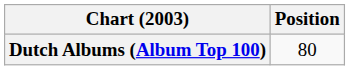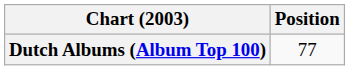(307, 49) 80 -> (307, 49) 77
